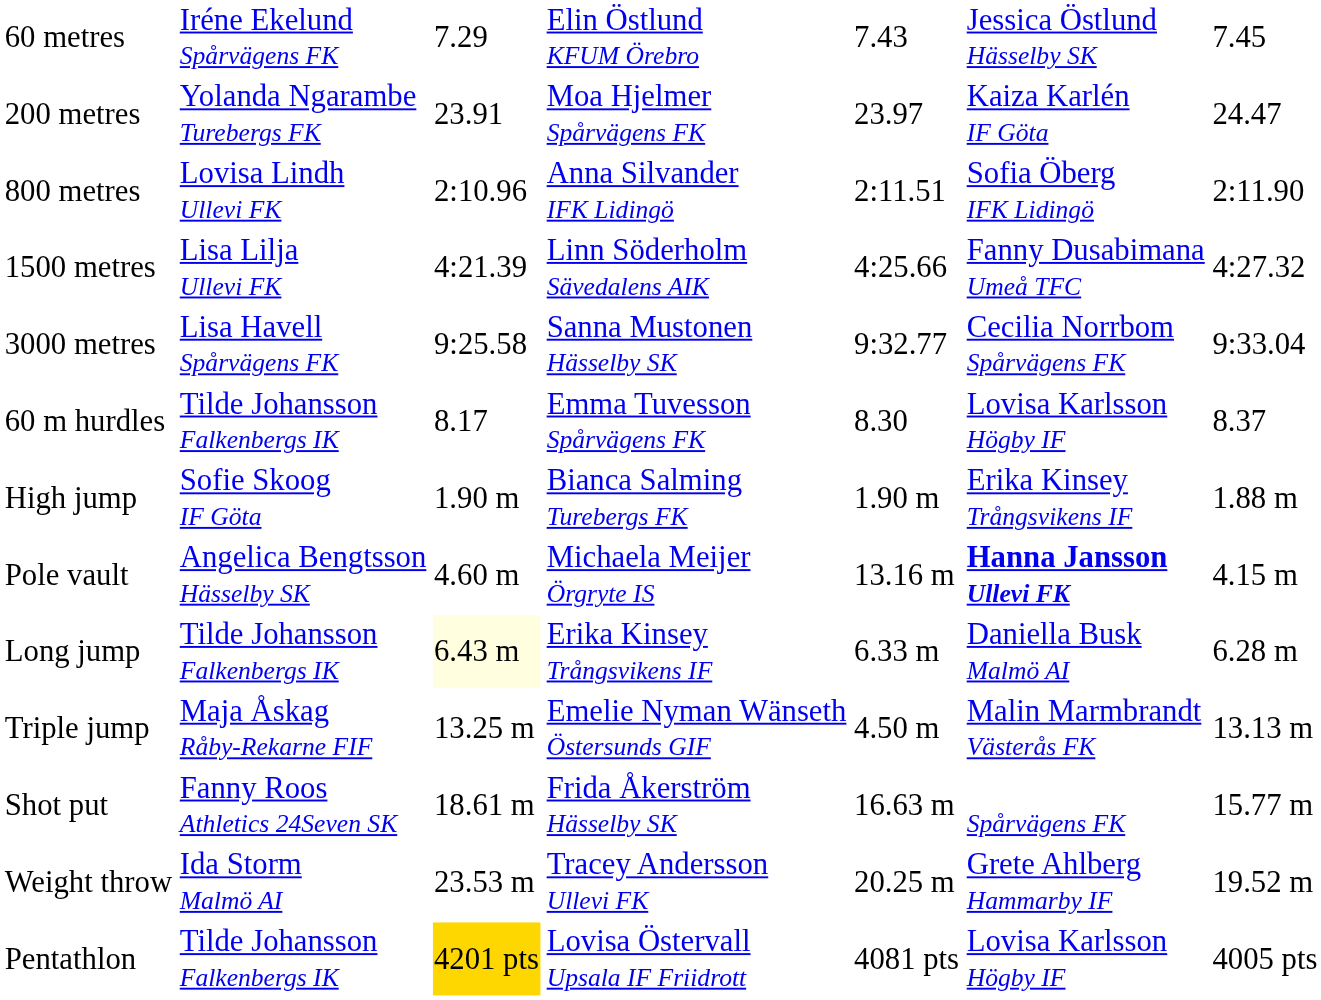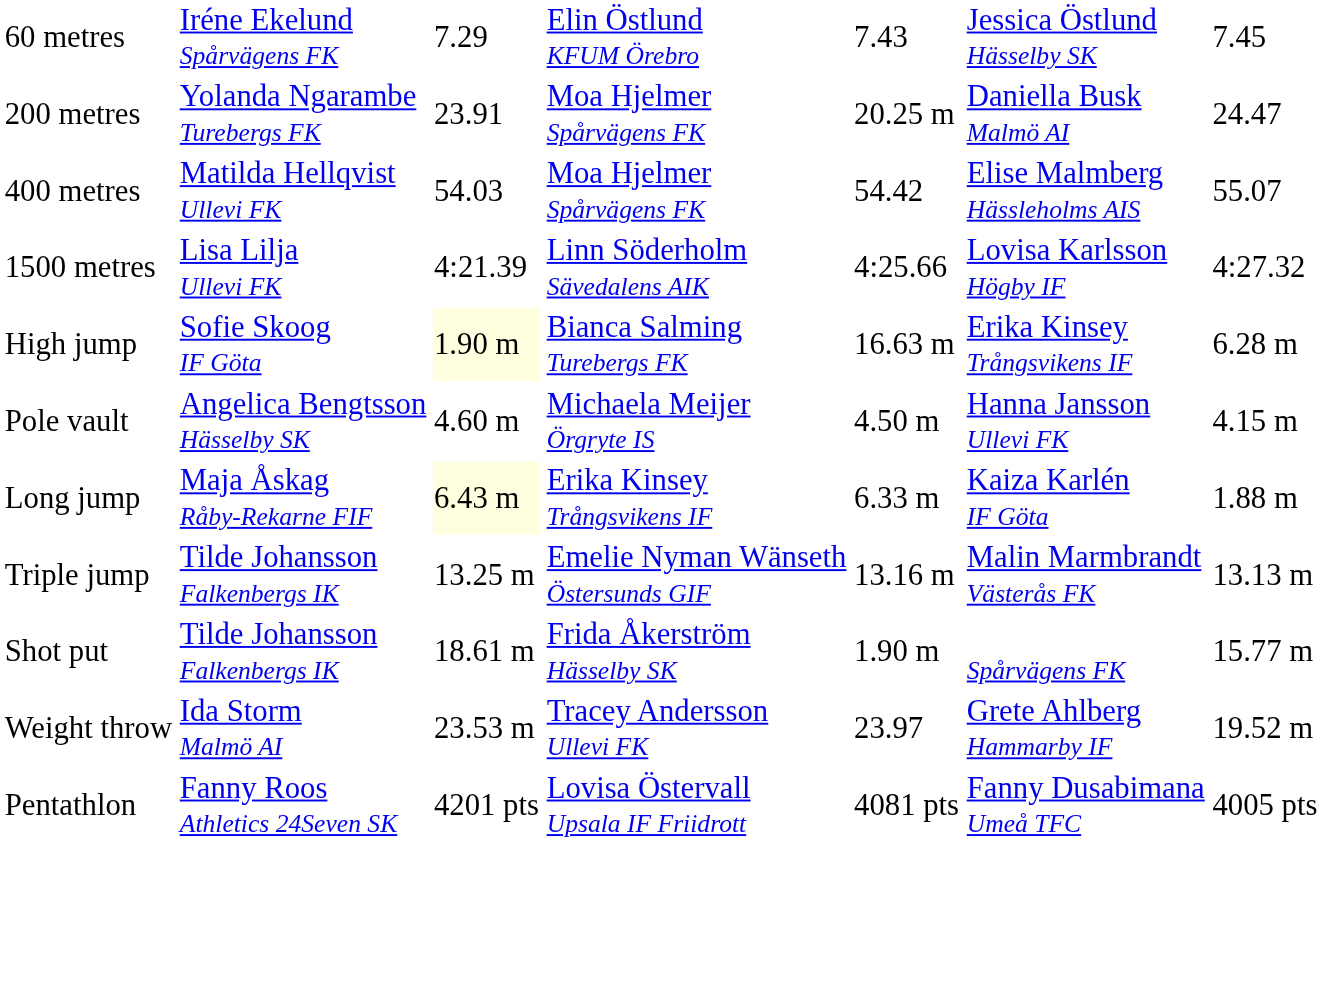(889, 113) 23.97 -> (904, 113) 20.25 m
(1048, 113) Kaiza Karlén IF Göta -> (1054, 113) Daniella Busk Malmö AI
+ row: (73, 190)
- row: (73, 190)
(1086, 267) Fanny Dusabimana Umeå TFC -> (1067, 267) Lovisa Karlsson Högby IF
- row: (80, 344)
- row: (85, 420)
(477, 497) no background -> (477, 344) lightyellow background
(897, 497) 1.90 m -> (904, 344) 16.63 m
(1255, 497) 1.88 m -> (1255, 344) 6.28 m
(904, 574) 13.16 m -> (897, 420) 4.50 m
(1067, 574) bold -> (1058, 420) normal
(279, 651) Tilde Johansson Falkenbergs IK -> (276, 497) Maja Åskag Råby-Rekarne FIF
(1054, 651) Daniella Busk Malmö AI -> (1048, 497) Kaiza Karlén IF Göta
(1255, 651) 6.28 m -> (1255, 497) 1.88 m
(276, 728) Maja Åskag Råby-Rekarne FIF -> (279, 574) Tilde Johansson Falkenbergs IK
(897, 728) 4.50 m -> (904, 574) 13.16 m
(288, 804) Fanny Roos Athletics 24Seven SK -> (279, 651) Tilde Johansson Falkenbergs IK
(904, 804) 16.63 m -> (897, 651) 1.90 m
(904, 881) 20.25 m -> (889, 728) 23.97
(279, 958) Tilde Johansson Falkenbergs IK -> (288, 804) Fanny Roos Athletics 24Seven SK
(486, 958) gold background -> (486, 804) no background
(1067, 958) Lovisa Karlsson Högby IF -> (1086, 804) Fanny Dusabimana Umeå TFC
